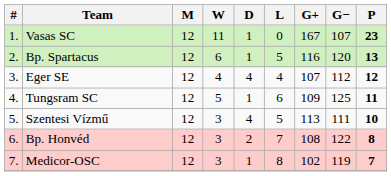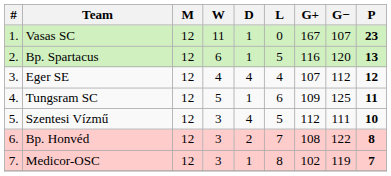(310, 118) 113 -> (310, 118) 112
